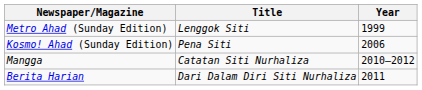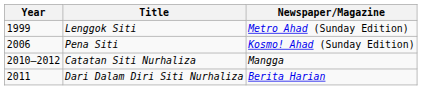columns swapped: (388, 12) <-> (90, 12)
